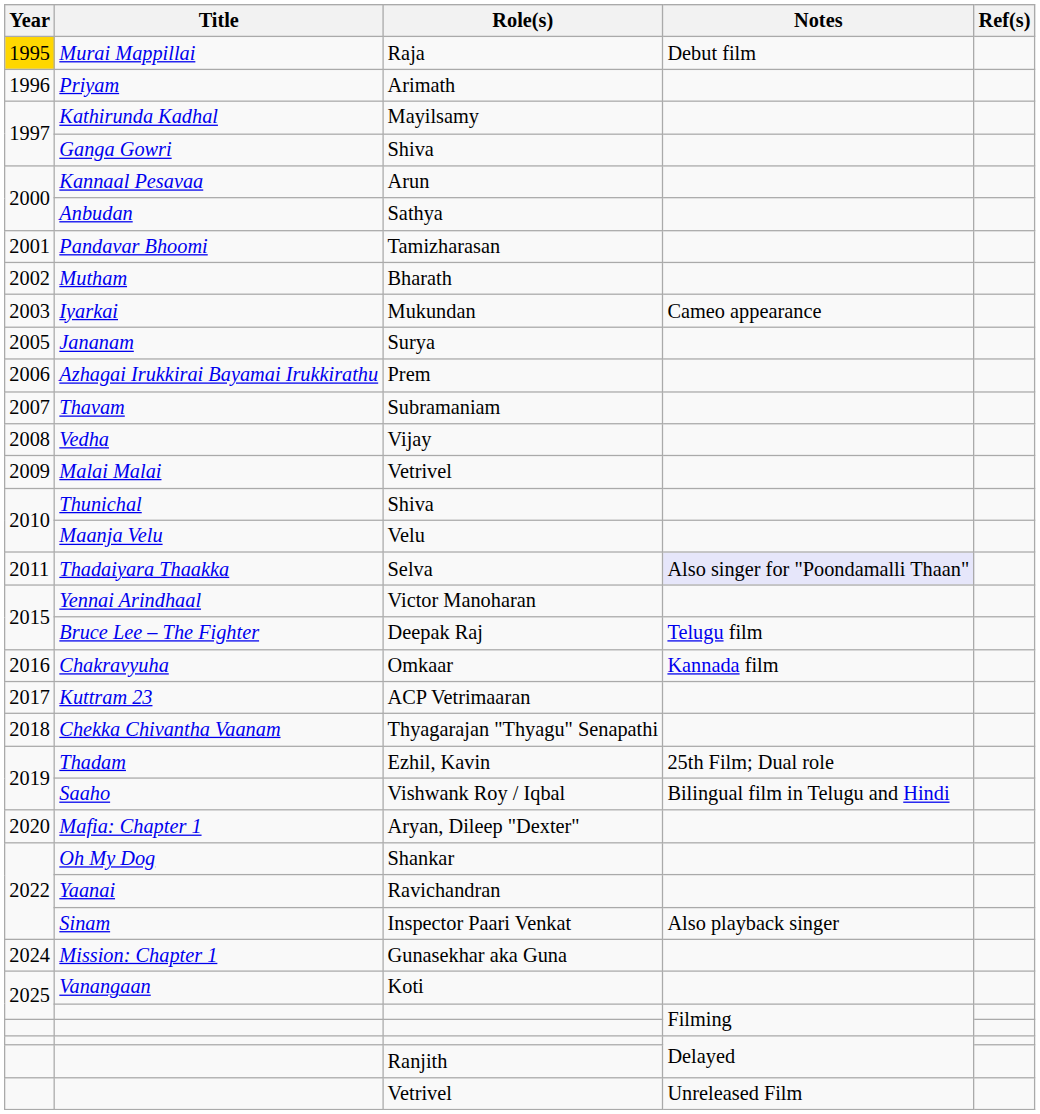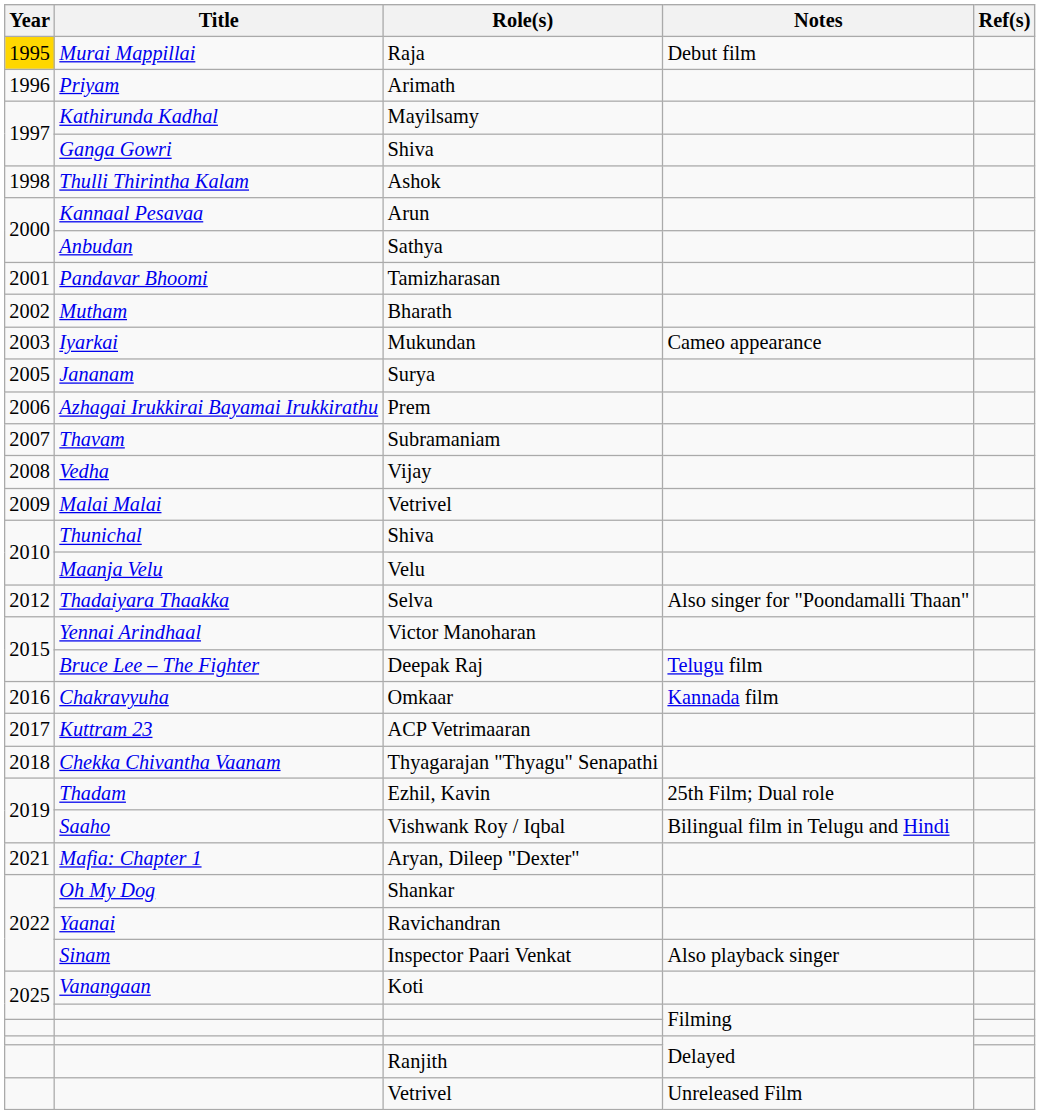+ row: (154, 181)
(29, 568) 2011 -> (30, 600) 2012
(818, 568) lavender background -> (818, 600) no background
(30, 826) 2020 -> (30, 858) 2021
- row: (138, 955)
